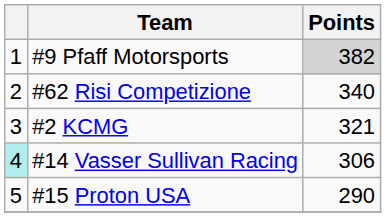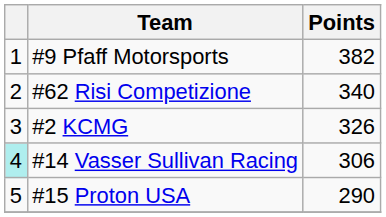(357, 57) lightgrey background -> (357, 57) no background
(357, 126) 321 -> (357, 126) 326
